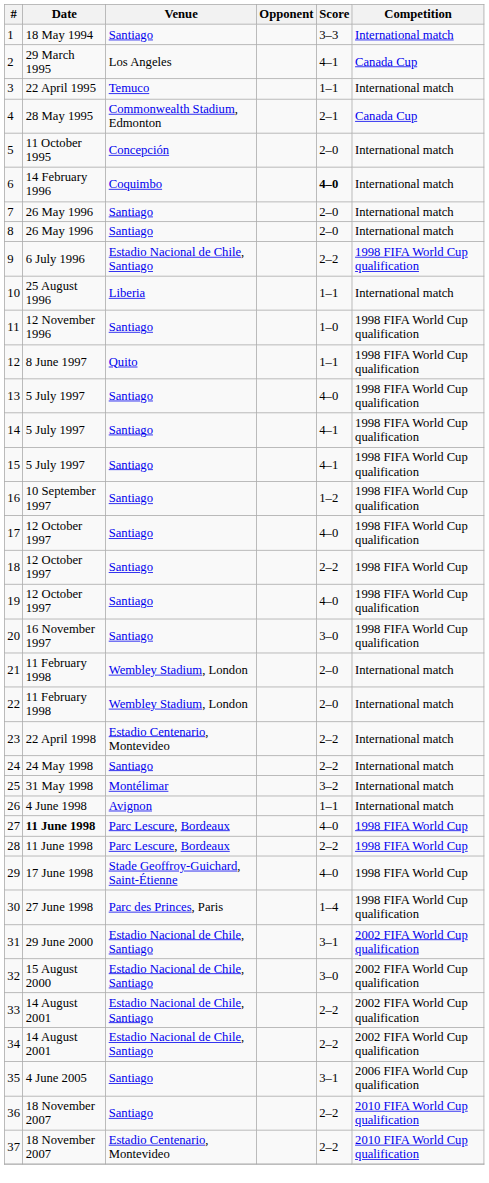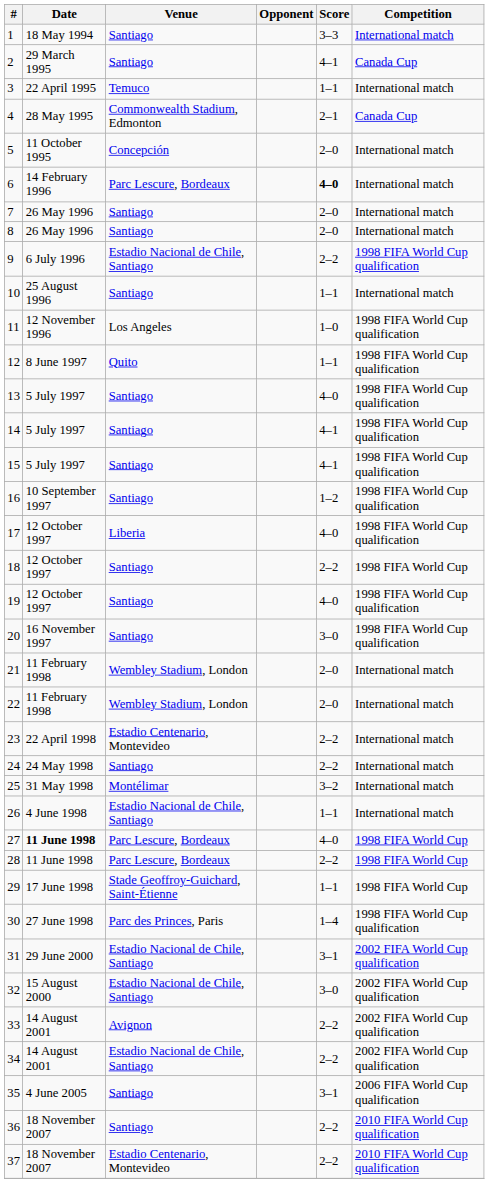(140, 61) Los Angeles -> (131, 61) Santiago
(135, 184) Coquimbo -> (169, 184) Parc Lescure, Bordeaux
(127, 293) Liberia -> (131, 293) Santiago
(131, 327) Santiago -> (140, 327) Los Angeles
(131, 533) Santiago -> (127, 533) Liberia
(130, 805) Avignon -> (176, 813) Estadio Nacional de Chile, Santiago
(329, 873) 4–0 -> (329, 887) 1–1
(176, 1010) Estadio Nacional de Chile, Santiago -> (130, 1024) Avignon
